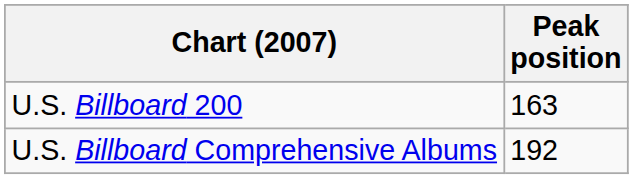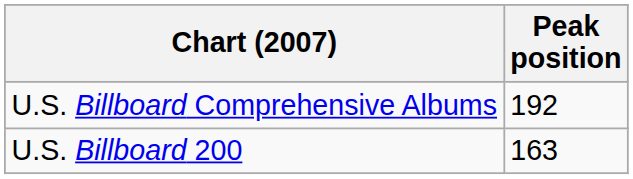rows swapped: (127, 104) <-> (254, 150)
